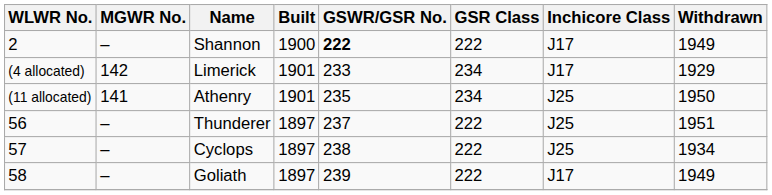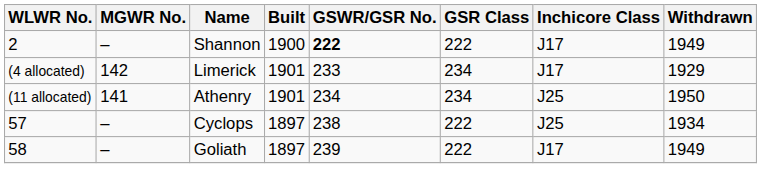(337, 96) 235 -> (327, 96) 234
- row: (232, 123)
